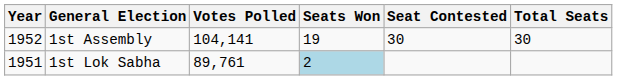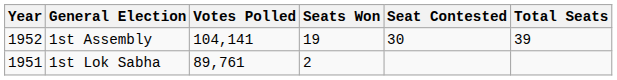(523, 40) 30 -> (523, 40) 39
(307, 63) lightblue background -> (307, 63) no background
